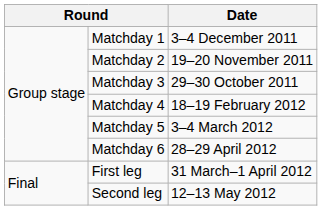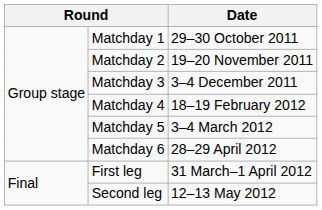(234, 37) 3–4 December 2011 -> (235, 37) 29–30 October 2011
(235, 82) 29–30 October 2011 -> (234, 82) 3–4 December 2011
